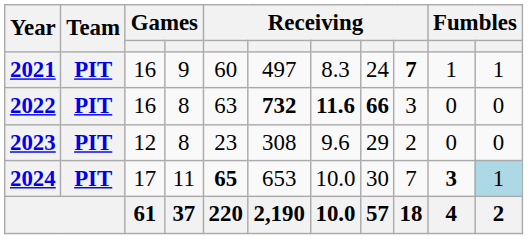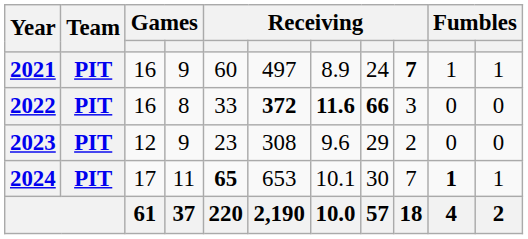(335, 69) 8.3 -> (335, 69) 8.9
(226, 105) 63 -> (226, 105) 33
(279, 105) 732 -> (279, 105) 372
(184, 142) 8 -> (184, 142) 9
(335, 178) 10.0 -> (335, 178) 10.1
(451, 178) 3 -> (451, 178) 1
(498, 178) lightblue background -> (498, 178) no background
